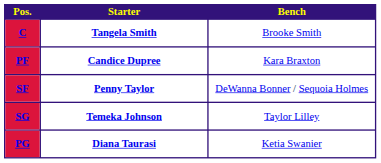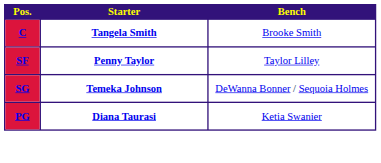- row: (22, 60)
(292, 88) DeWanna Bonner / Sequoia Holmes -> (292, 60) Taylor Lilley
(292, 116) Taylor Lilley -> (292, 88) DeWanna Bonner / Sequoia Holmes
